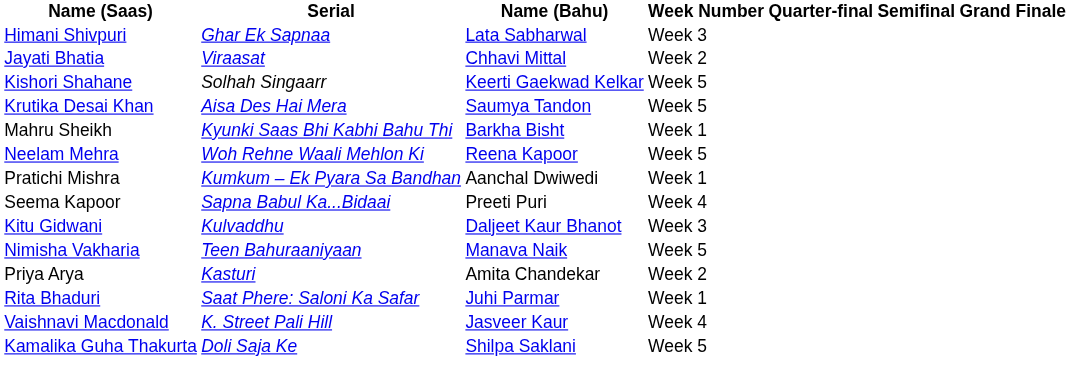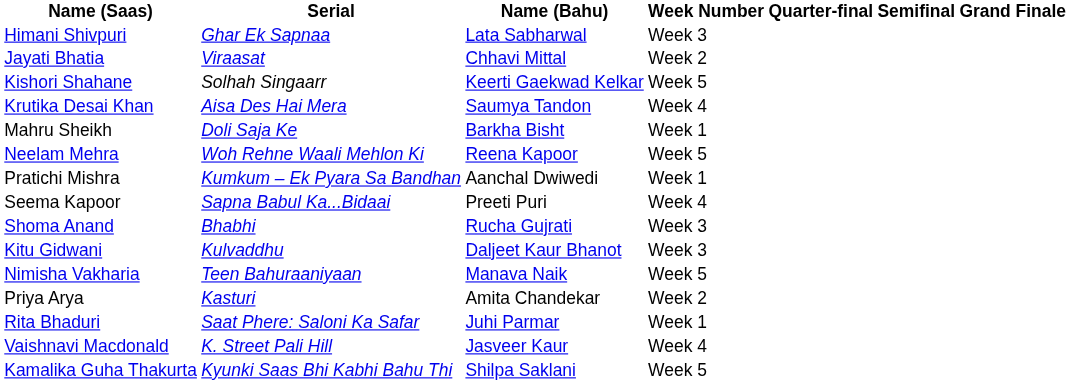(678, 106) Week 5 -> (678, 106) Week 4
(327, 130) Kyunki Saas Bhi Kabhi Bahu Thi -> (249, 130) Doli Saja Ke
+ row: (59, 226)
(249, 346) Doli Saja Ke -> (327, 370) Kyunki Saas Bhi Kabhi Bahu Thi
